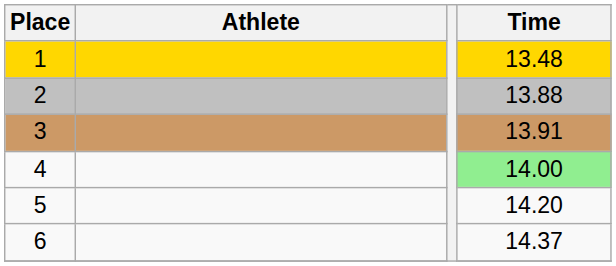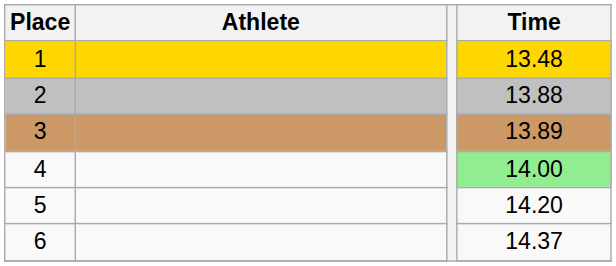(534, 132) 13.91 -> (534, 132) 13.89
